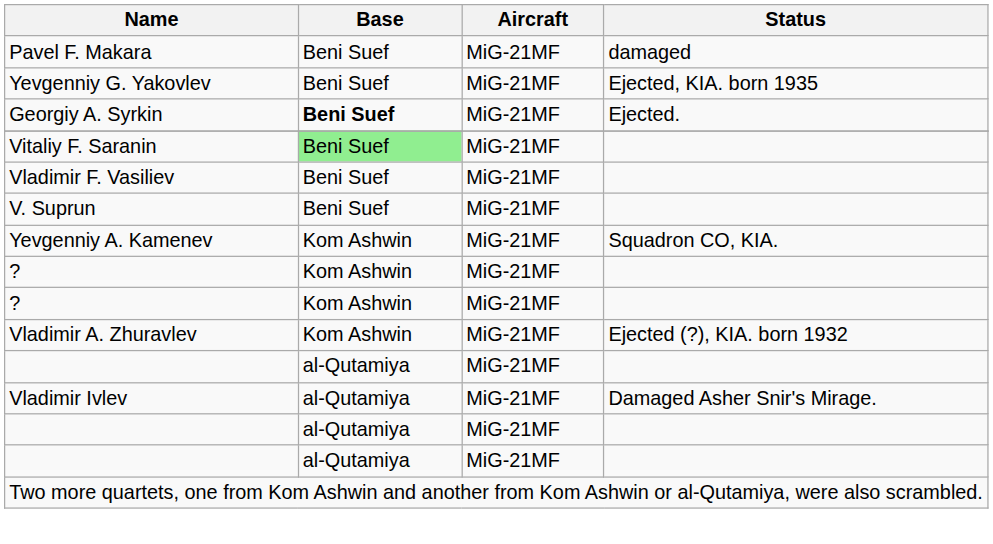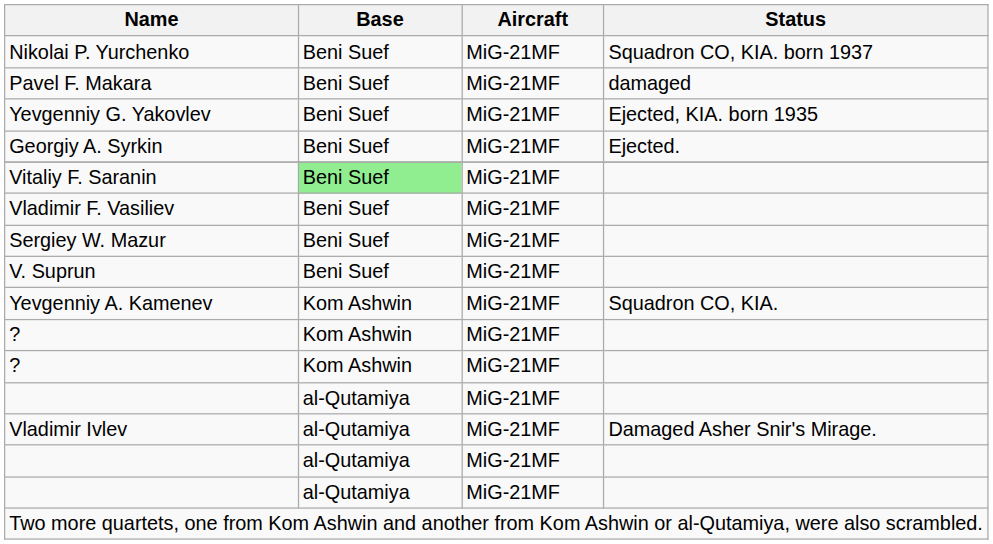+ row: (99, 51)
(349, 114) bold -> (346, 146) normal
+ row: (87, 240)
- row: (103, 334)
